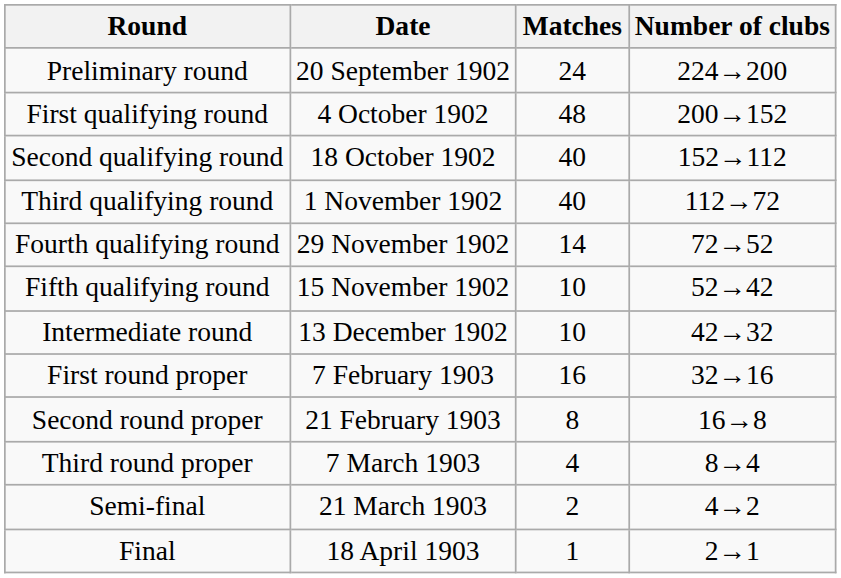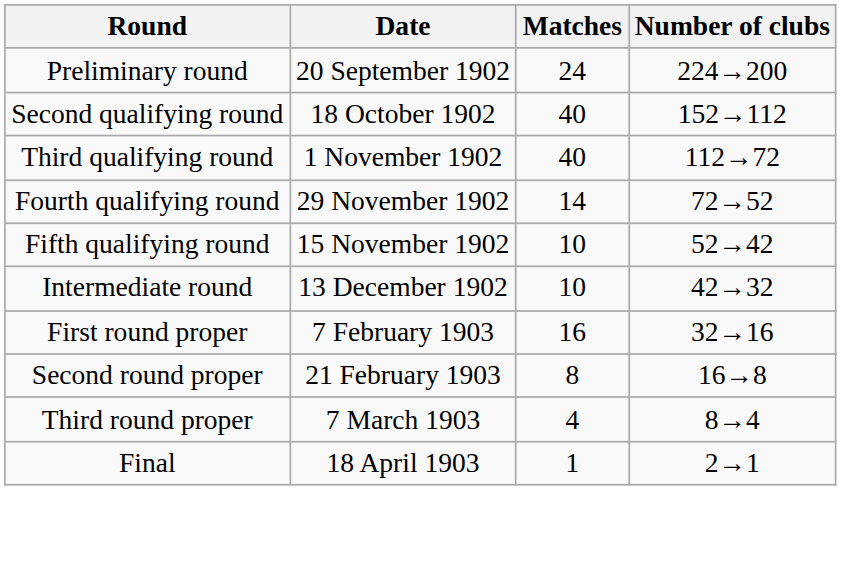- row: (147, 113)
- row: (147, 506)
